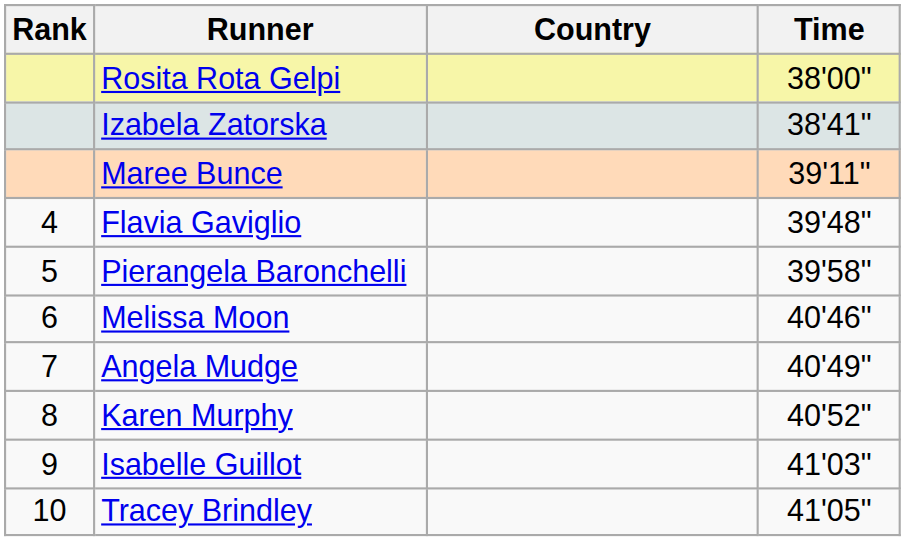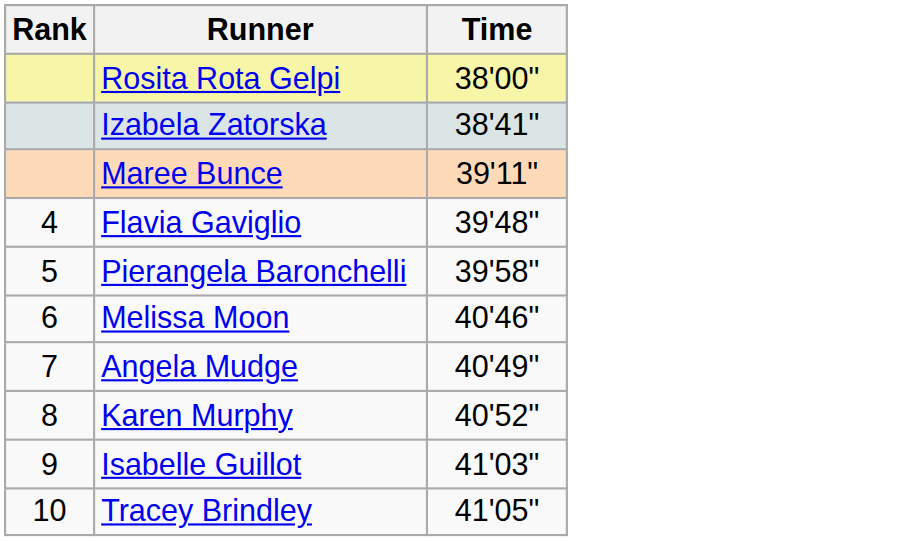- column: (592, 30)
